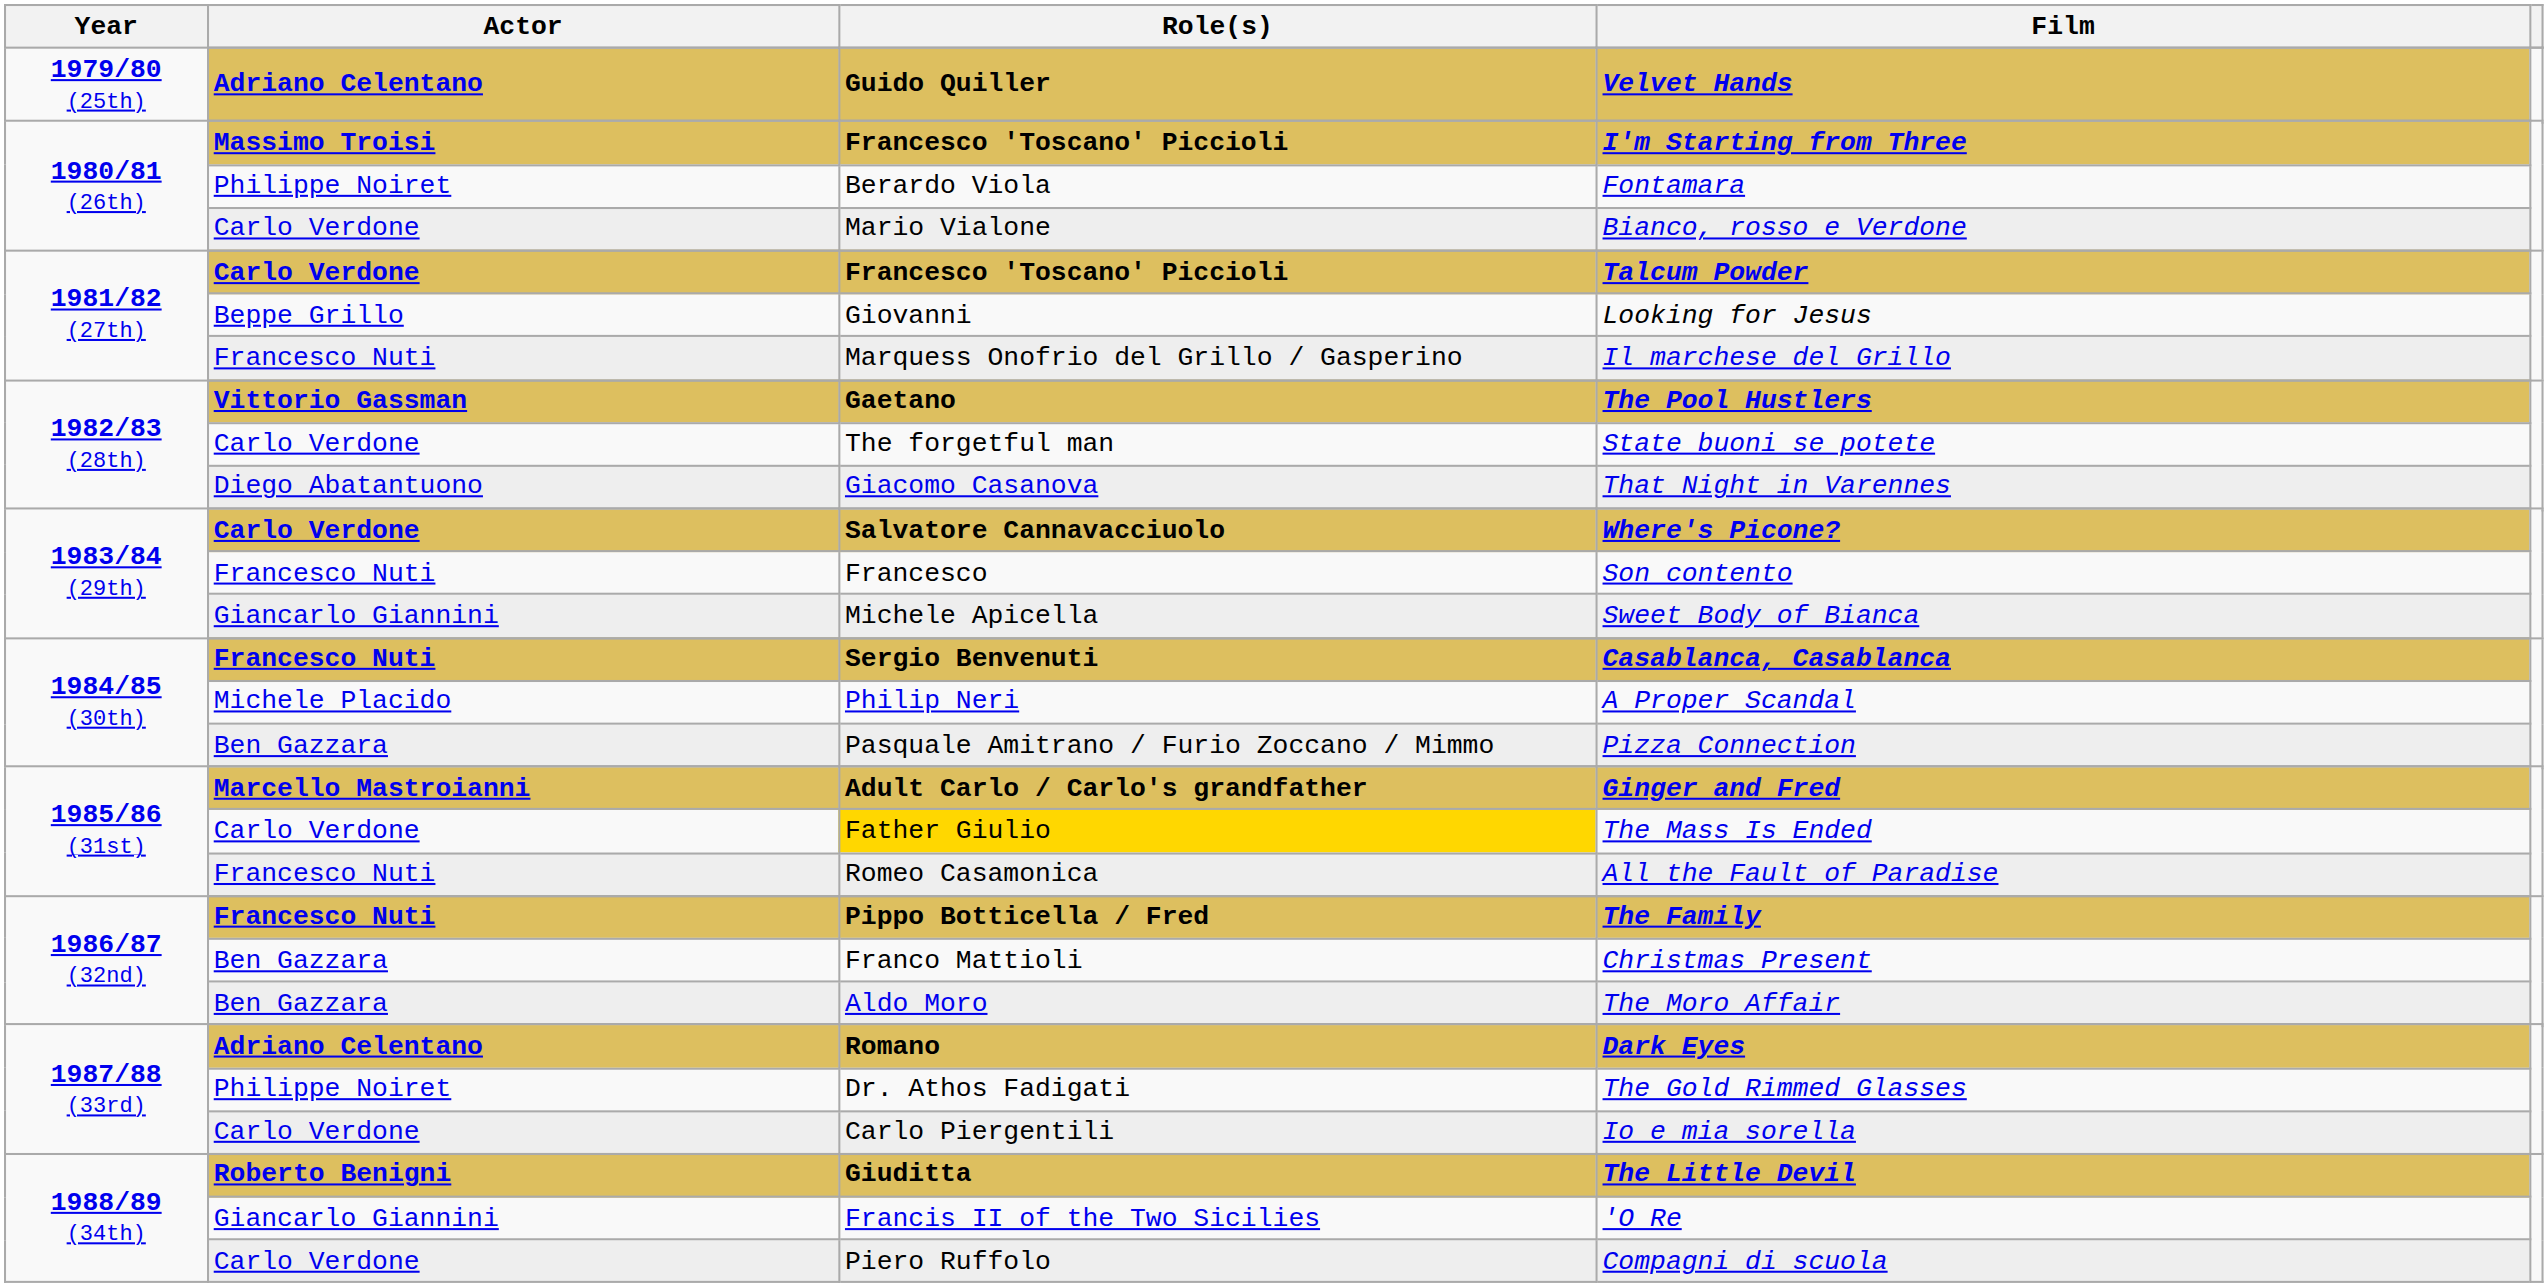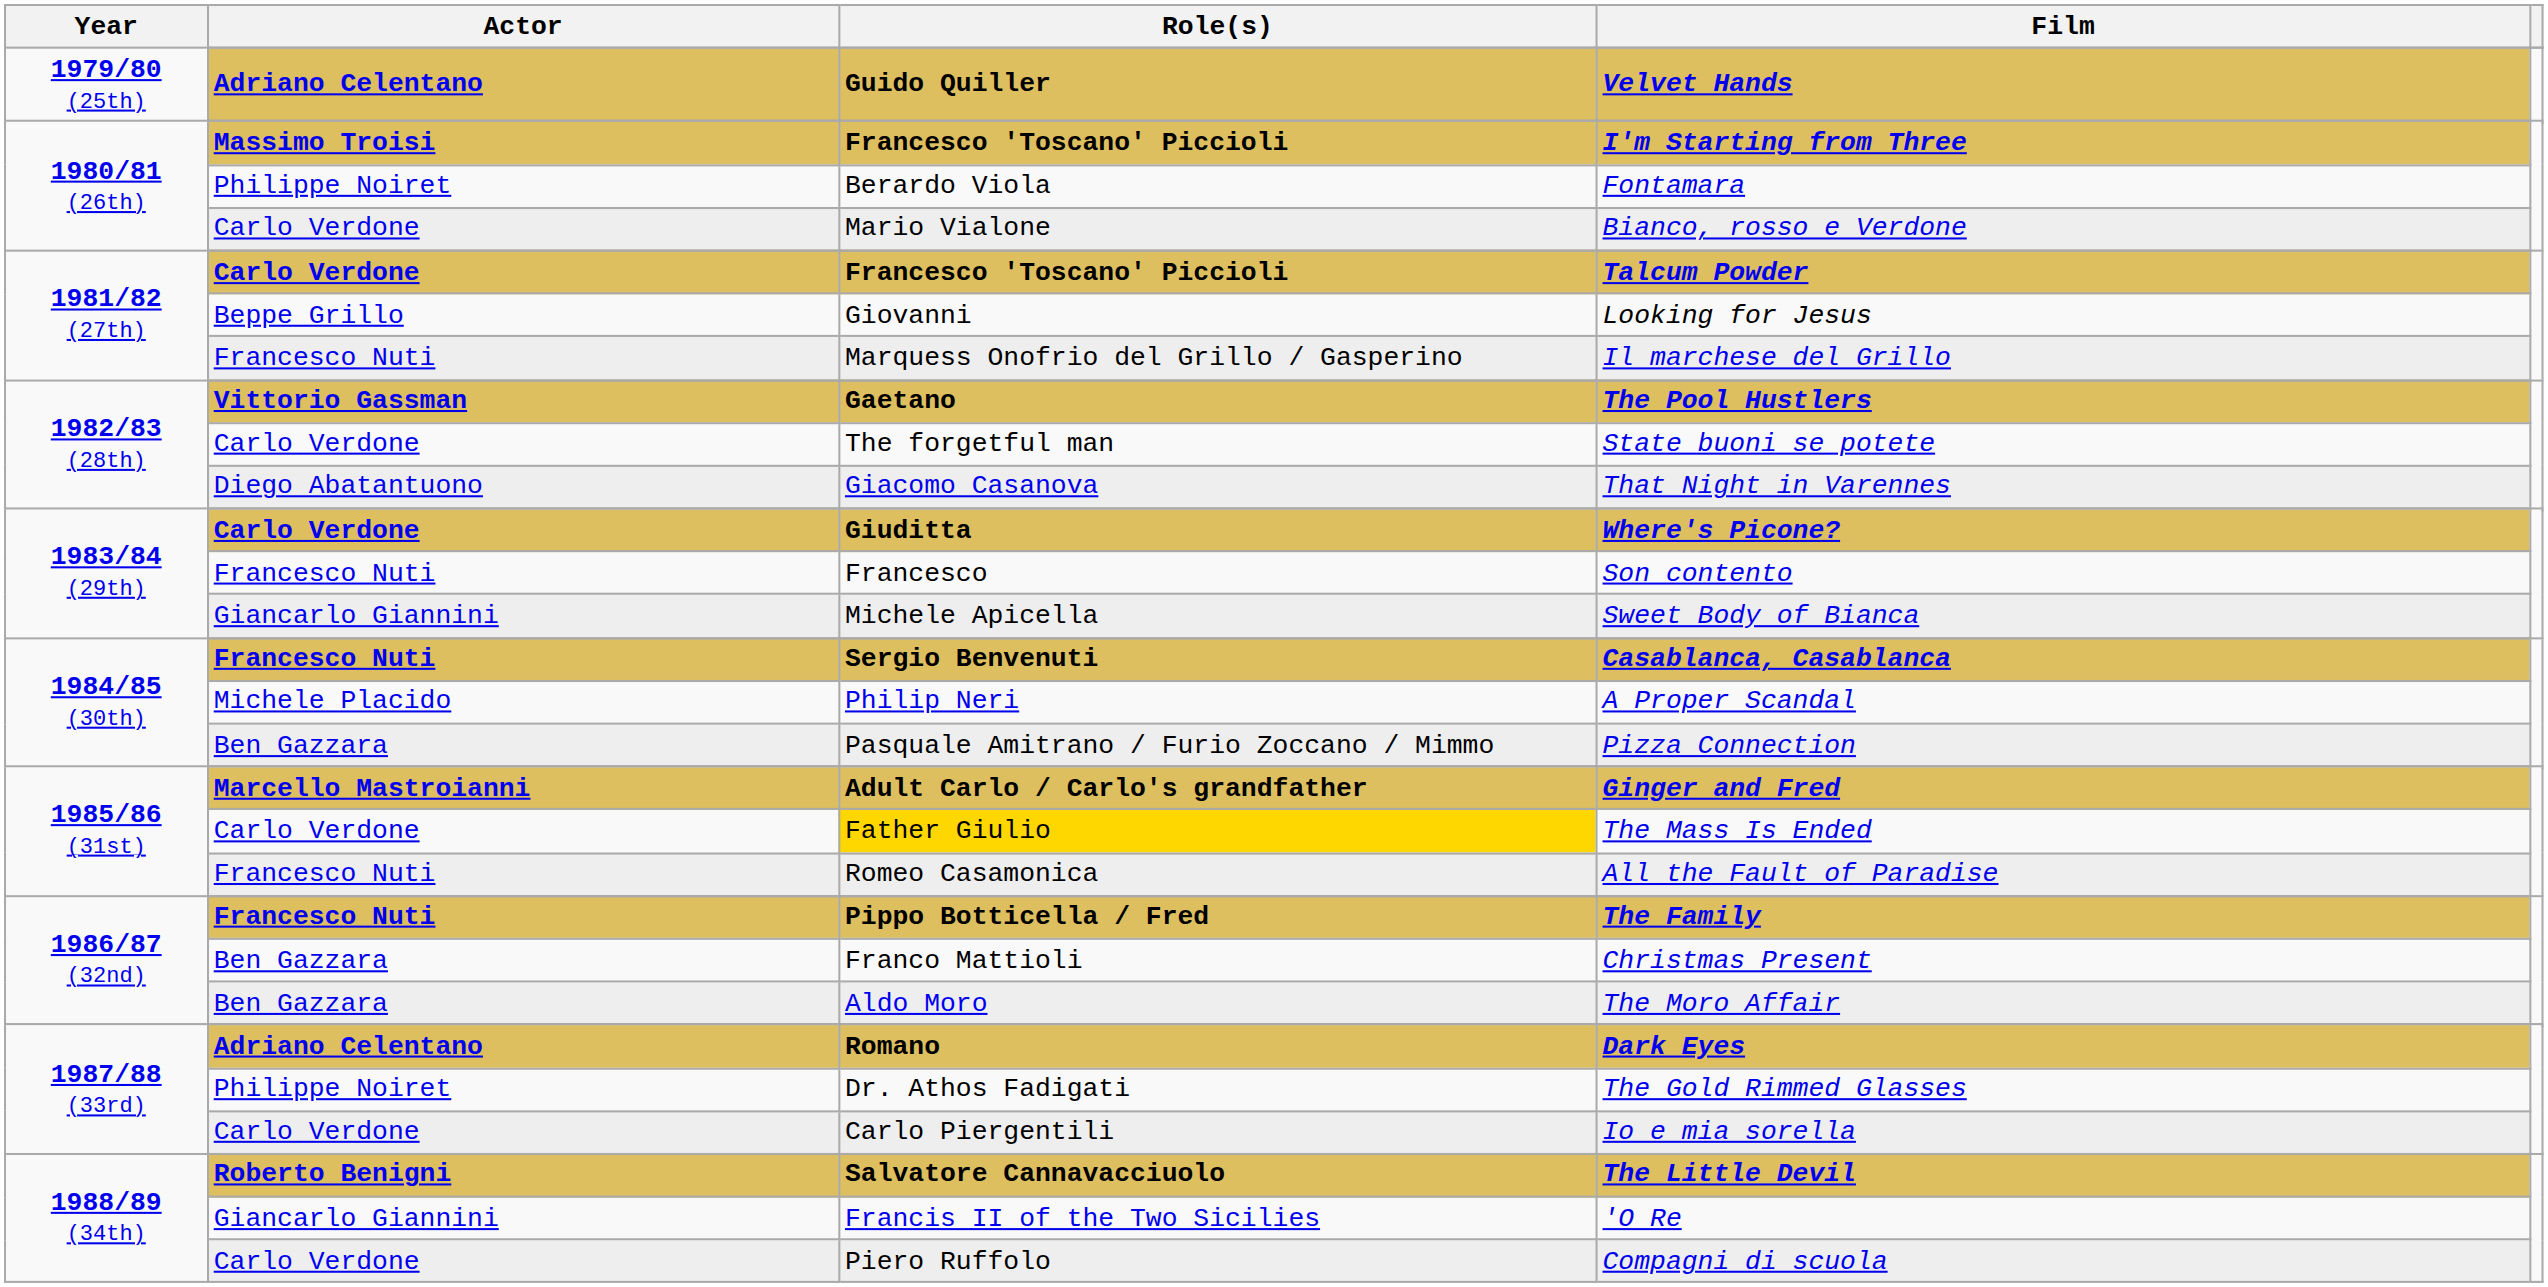(1035, 530) Salvatore Cannavacciuolo -> (908, 530) Giuditta
(908, 1175) Giuditta -> (1035, 1175) Salvatore Cannavacciuolo
